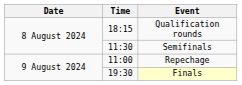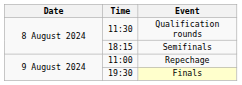(120, 29) 18:15 -> (120, 29) 11:30
(120, 47) 11:30 -> (120, 47) 18:15
